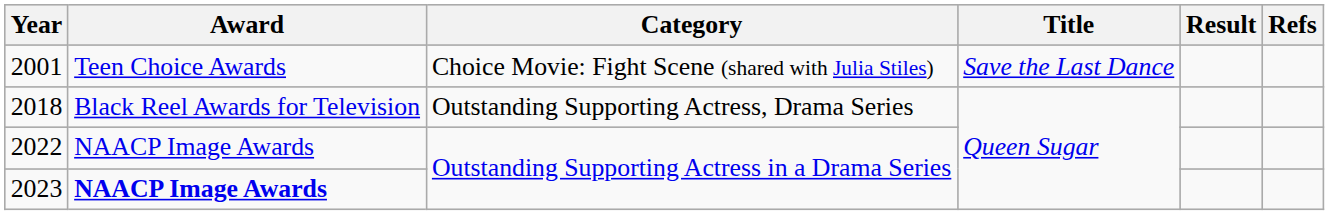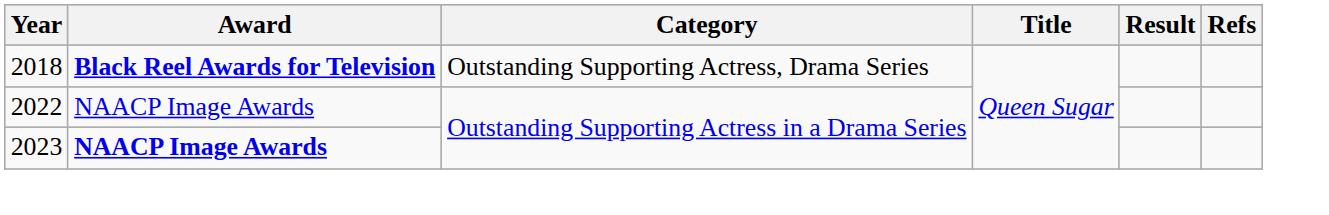- row: (37, 65)
(247, 106) normal -> (255, 65) bold
